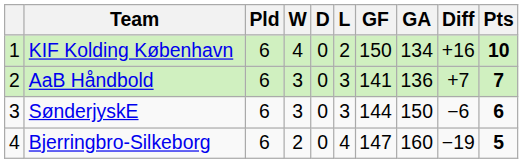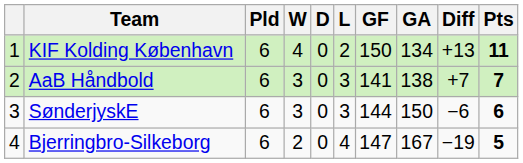(458, 50) +16 -> (458, 50) +13
(499, 50) 10 -> (499, 50) 11
(417, 81) 136 -> (417, 81) 138
(417, 142) 160 -> (417, 142) 167
